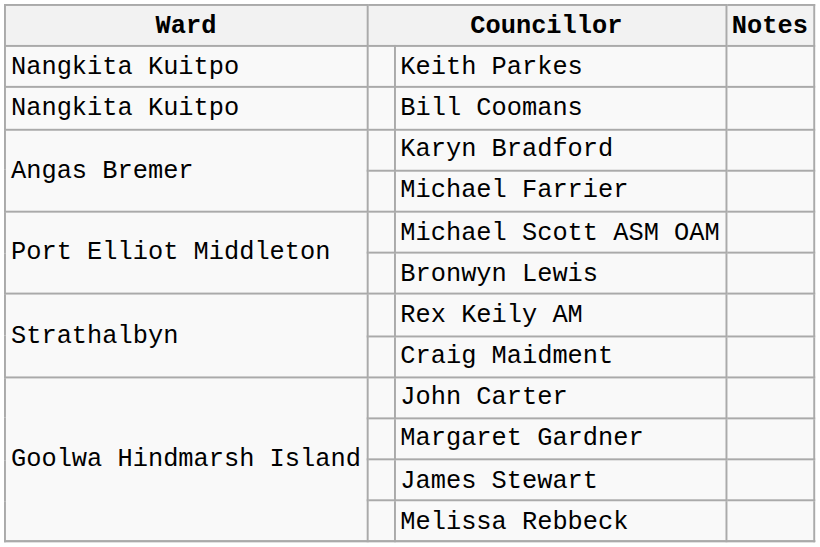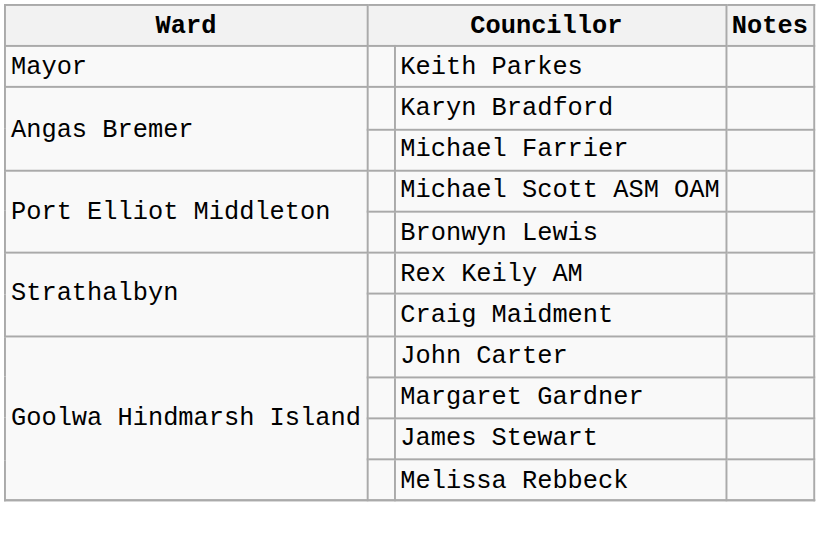(125, 67) Nangkita Kuitpo -> (49, 67) Mayor
- row: (492, 108)
